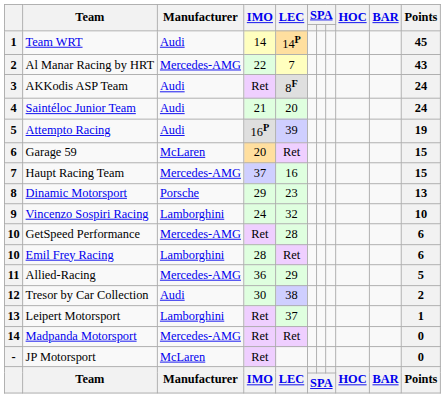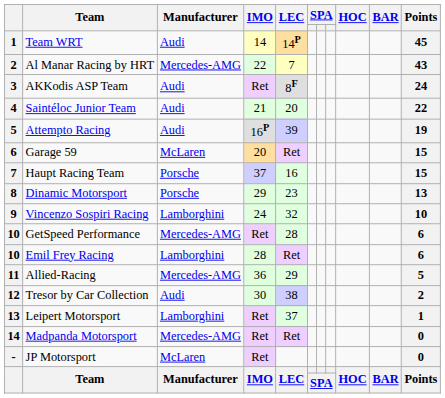(421, 108) 24 -> (421, 108) 22
(200, 172) Mercedes-AMG -> (179, 172) Porsche
